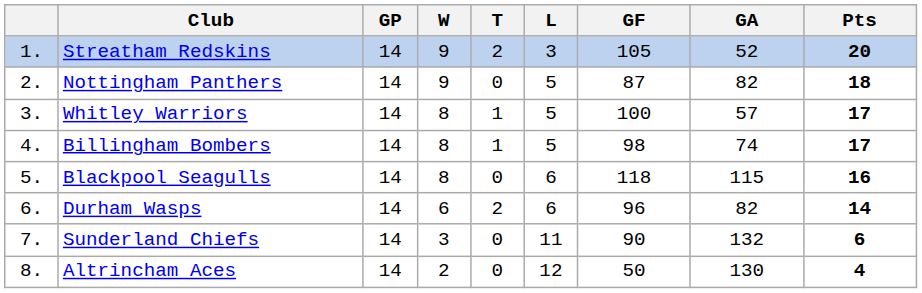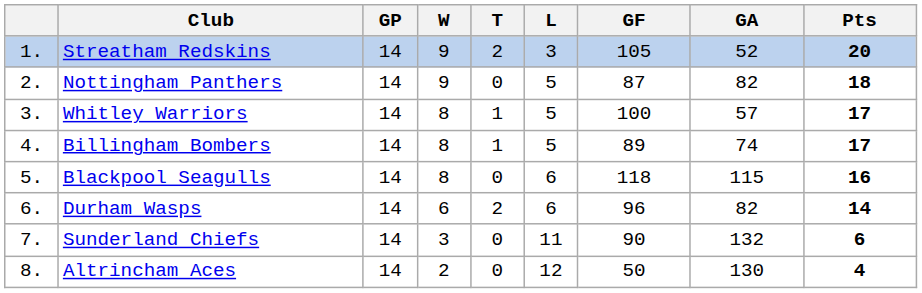(634, 146) 98 -> (634, 146) 89
